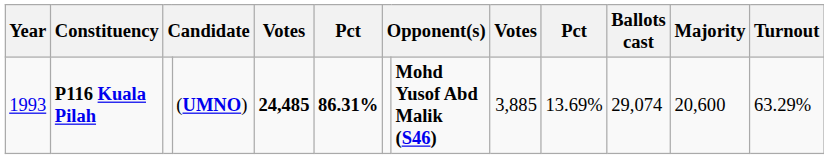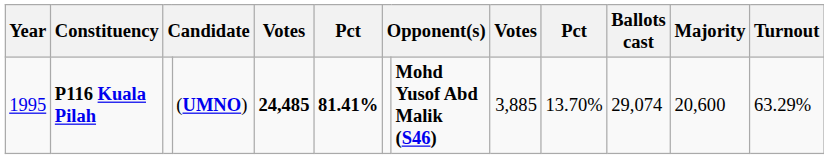(28, 105) 1993 -> (28, 105) 1995
(348, 105) 86.31% -> (348, 105) 81.41%
(574, 105) 13.69% -> (574, 105) 13.70%
